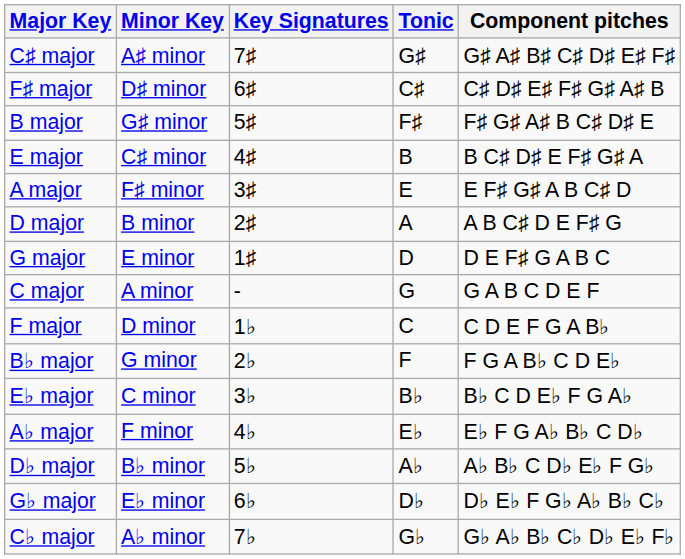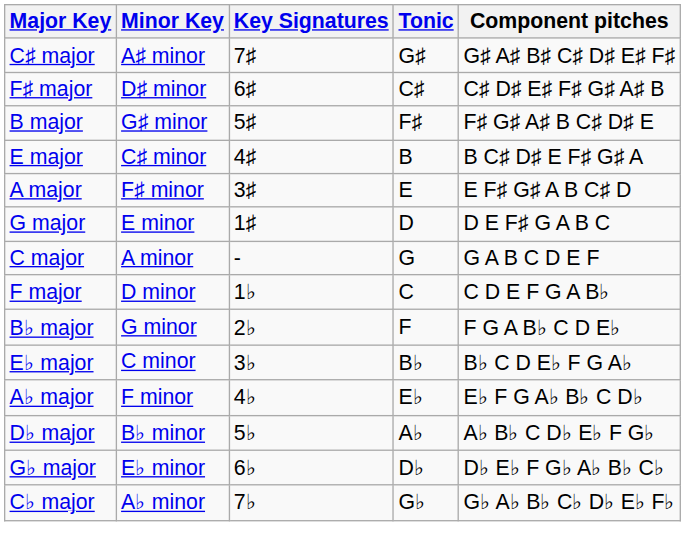- row: (47, 223)
